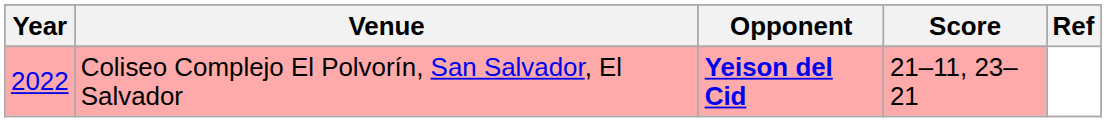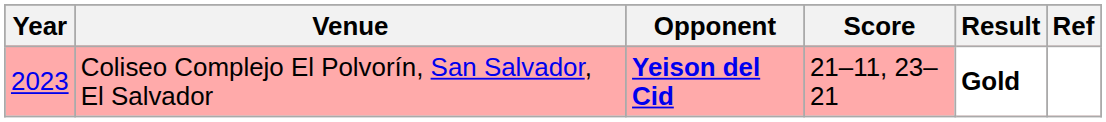+ column: (1001, 26)
(40, 81) 2022 -> (40, 81) 2023
